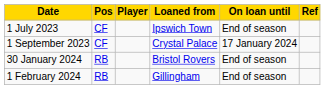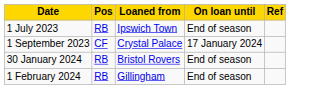- column: (132, 12)
(101, 28) CF -> (101, 28) RB
